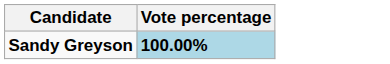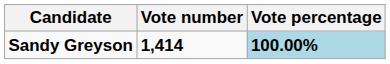+ column: (192, 17)
